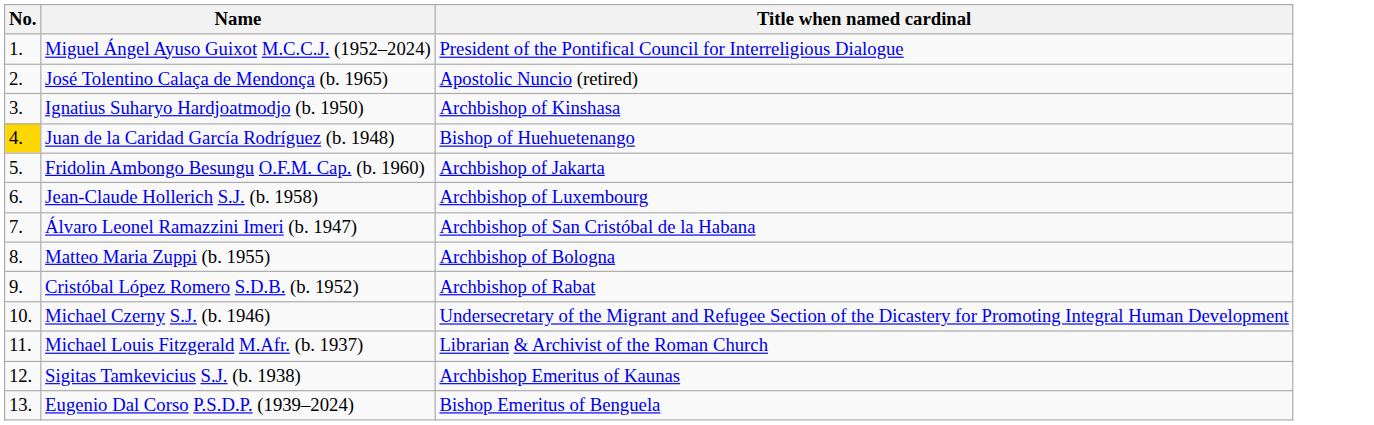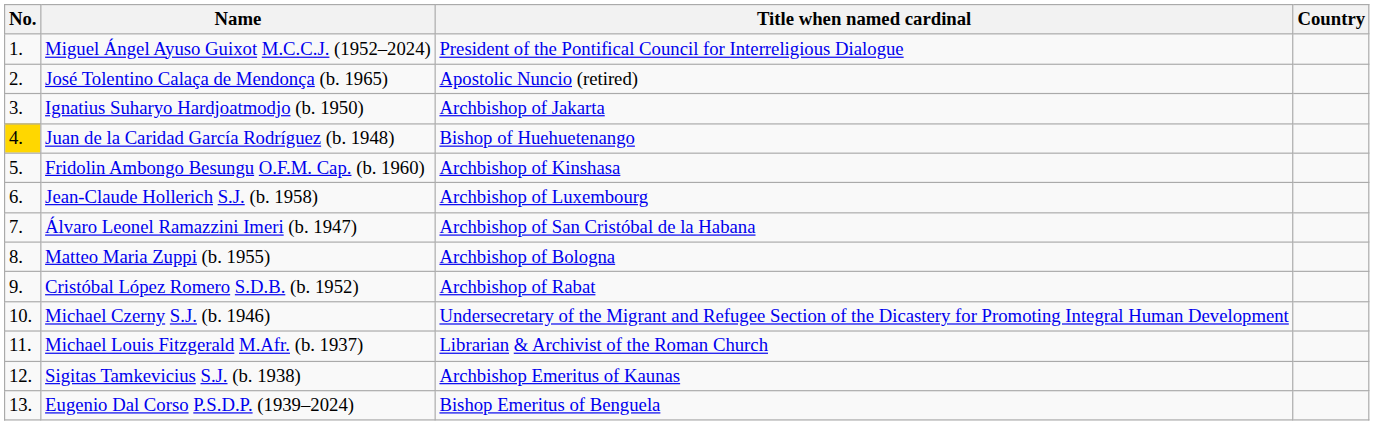+ column: (1331, 19)
(530, 108) Archbishop of Kinshasa -> (522, 108) Archbishop of Jakarta
(522, 167) Archbishop of Jakarta -> (530, 167) Archbishop of Kinshasa
